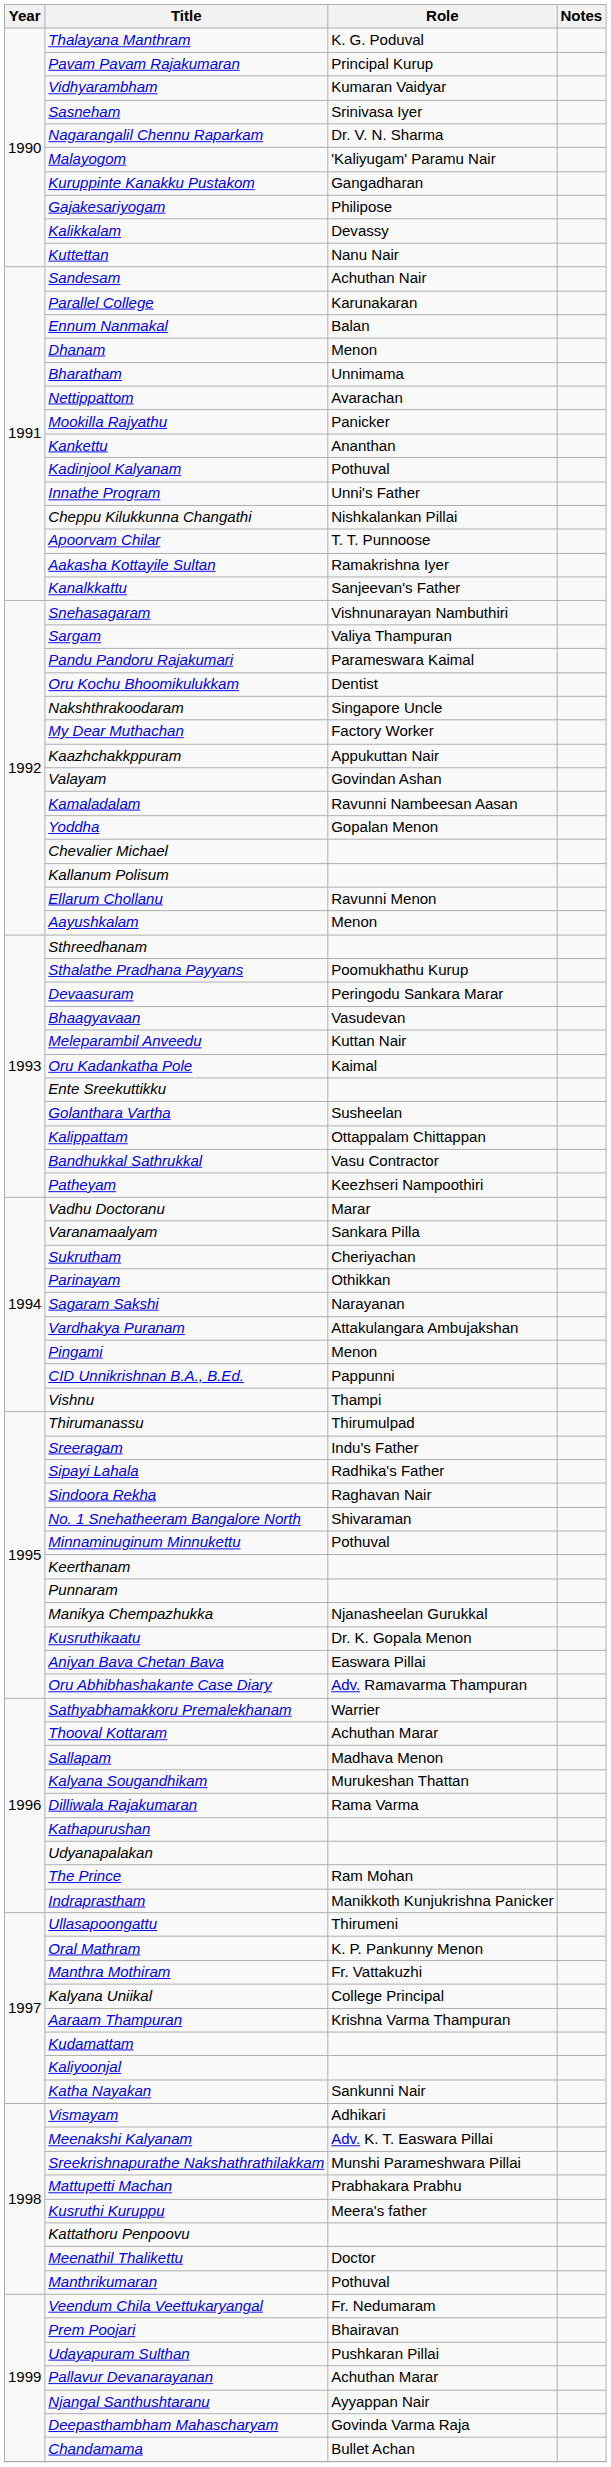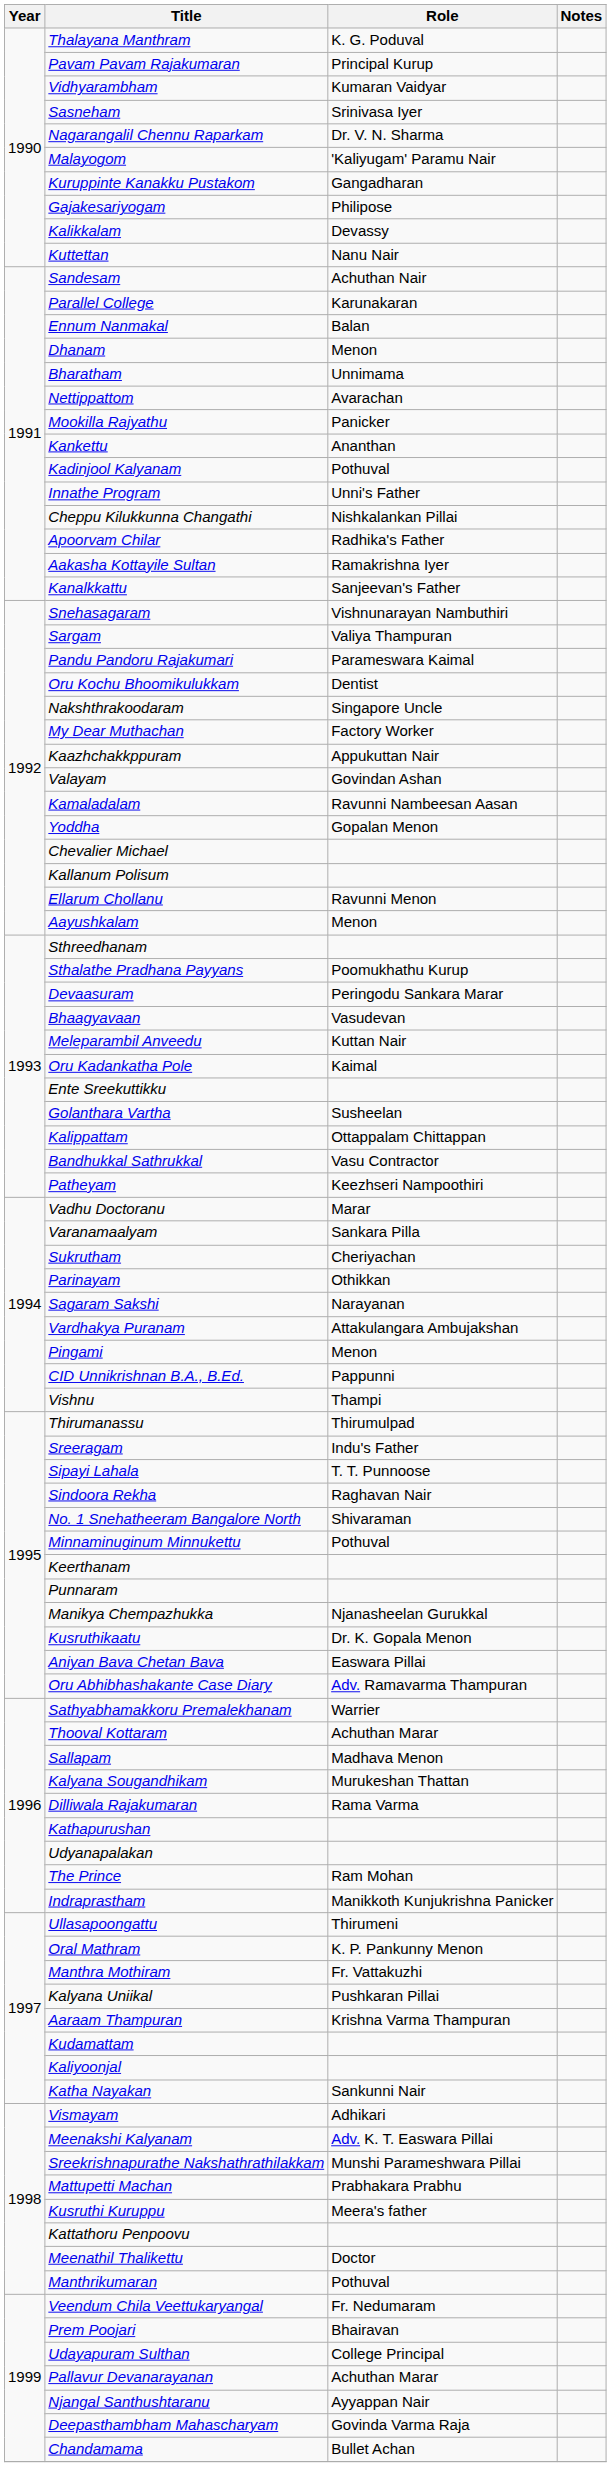(381, 541) T. T. Punnoose -> (388, 541) Radhika's Father
(388, 1471) Radhika's Father -> (381, 1471) T. T. Punnoose
(388, 1996) College Principal -> (385, 1996) Pushkaran Pillai
(385, 2353) Pushkaran Pillai -> (388, 2353) College Principal
